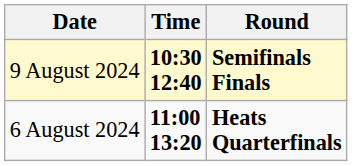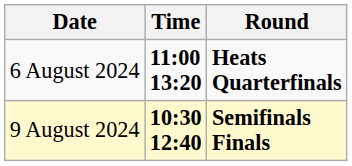rows swapped: (75, 130) <-> (75, 69)
